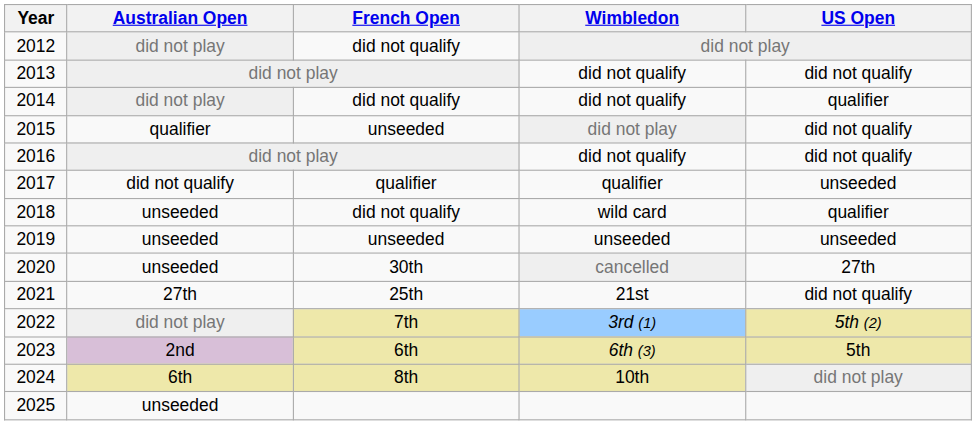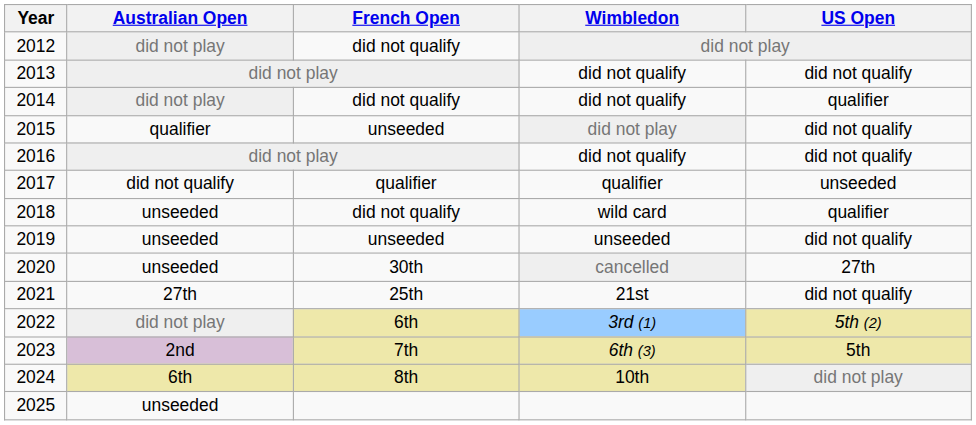(858, 239) unseeded -> (858, 239) did not qualify
(406, 322) 7th -> (406, 322) 6th
(406, 350) 6th -> (406, 350) 7th
